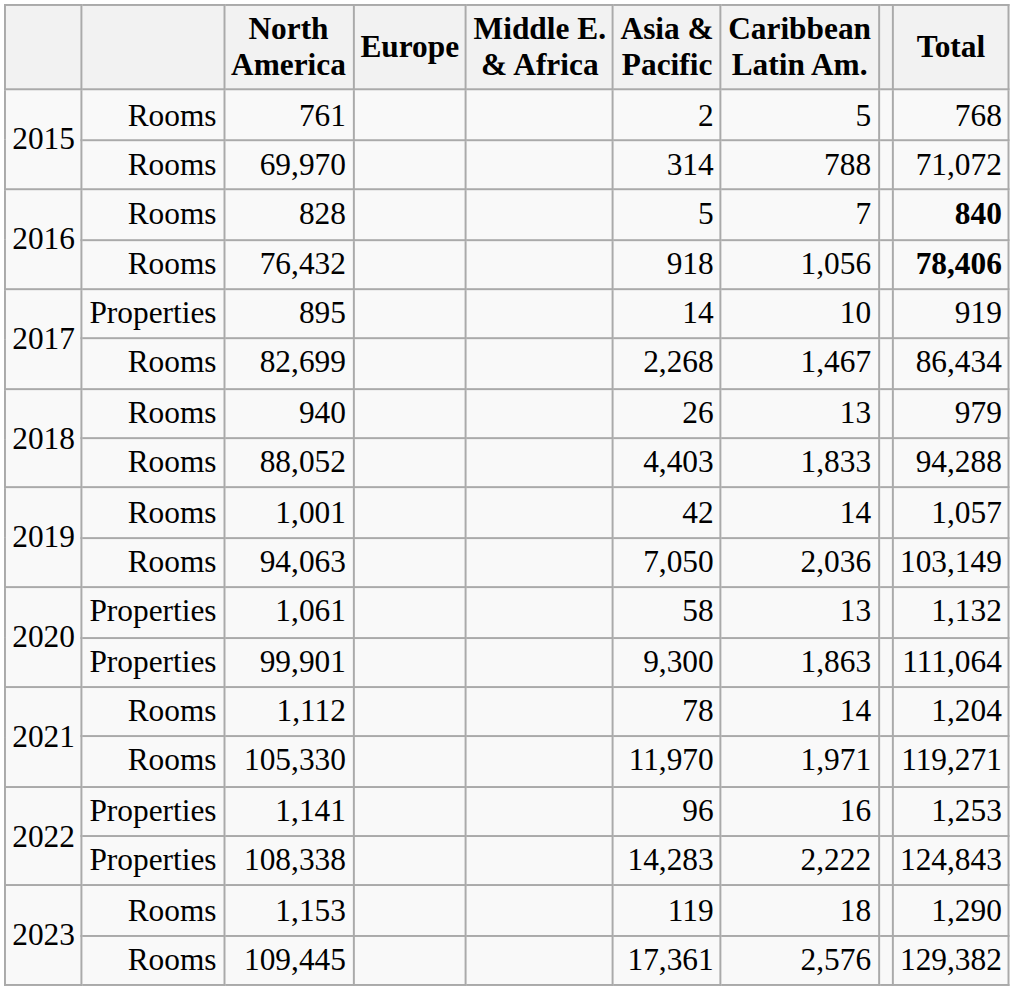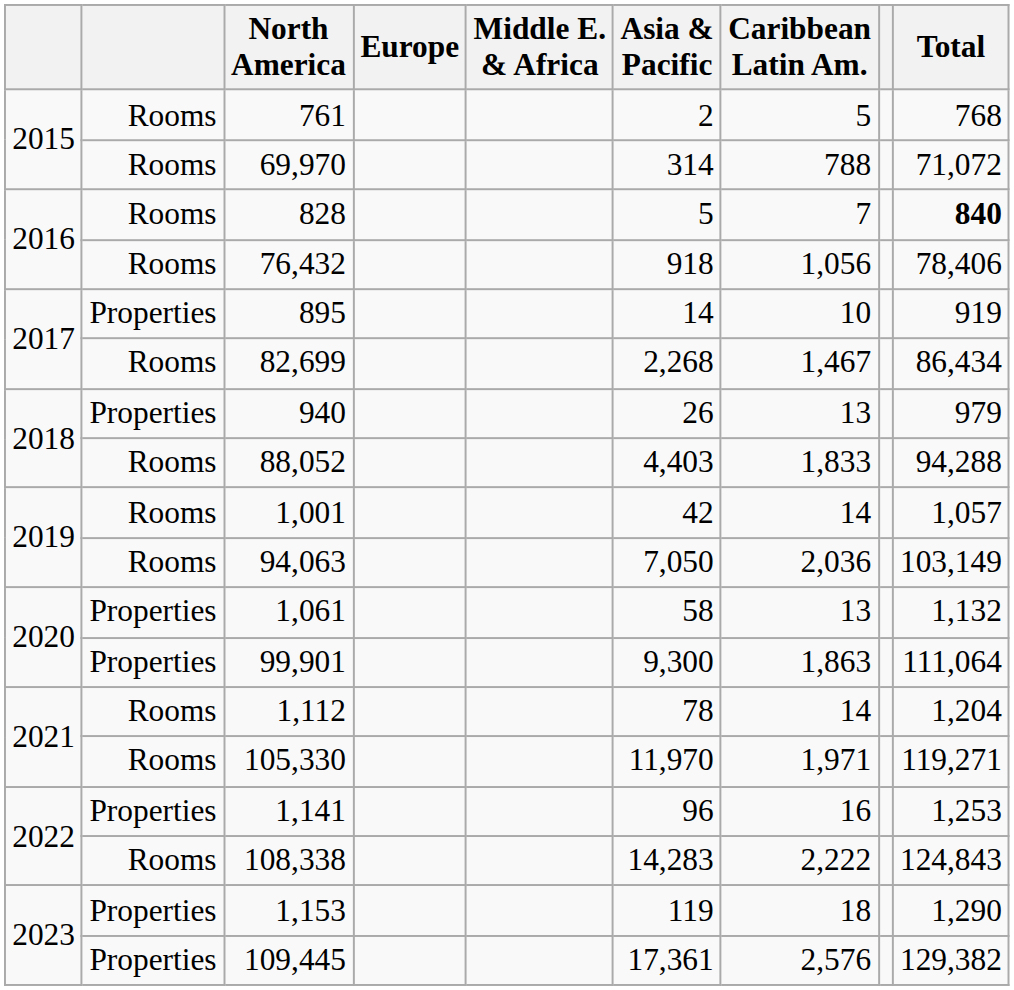(959, 263) bold -> (959, 263) normal
(172, 412) Rooms -> (153, 412) Properties
(153, 860) Properties -> (172, 860) Rooms
(172, 910) Rooms -> (153, 910) Properties
(172, 959) Rooms -> (153, 959) Properties
